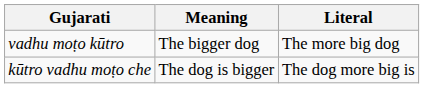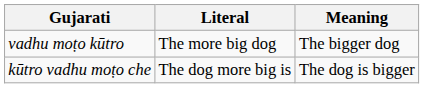columns swapped: (348, 17) <-> (216, 17)
